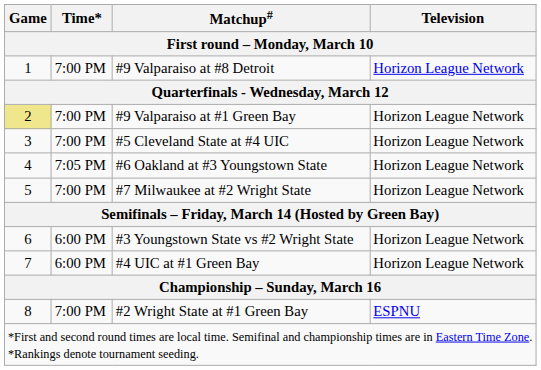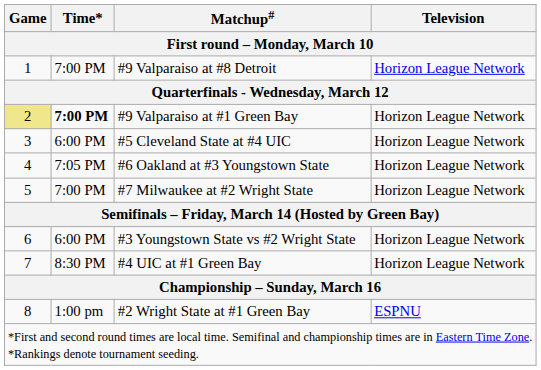(80, 117) normal -> (81, 117) bold
(80, 141) 7:00 PM -> (80, 141) 6:00 PM
(80, 262) 6:00 PM -> (80, 262) 8:30 PM
(80, 311) 7:00 PM -> (79, 311) 1:00 pm
